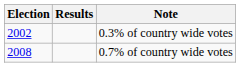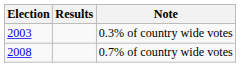(19, 33) 2002 -> (19, 33) 2003
